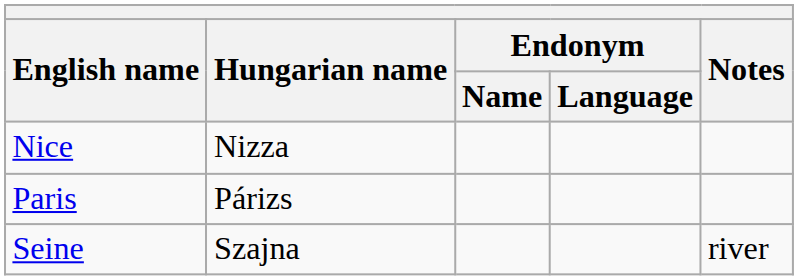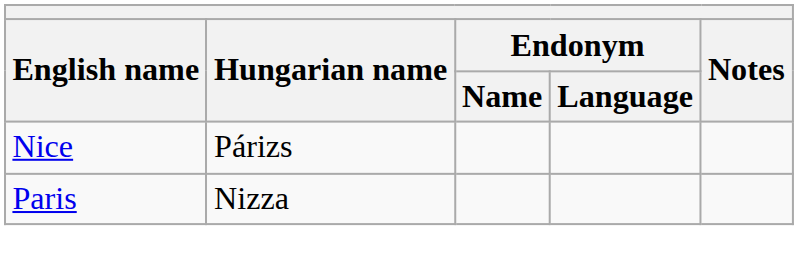(252, 146) Nizza -> (253, 146) Párizs
(253, 197) Párizs -> (252, 197) Nizza
- row: (48, 248)
